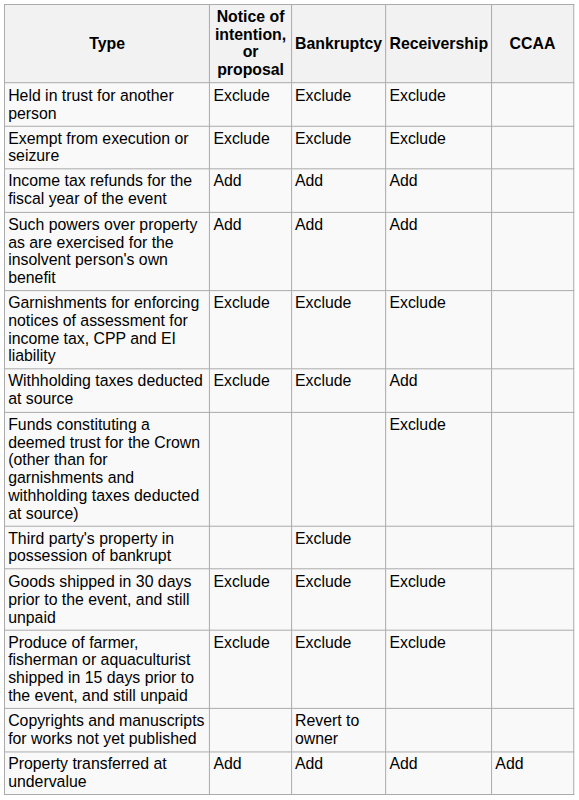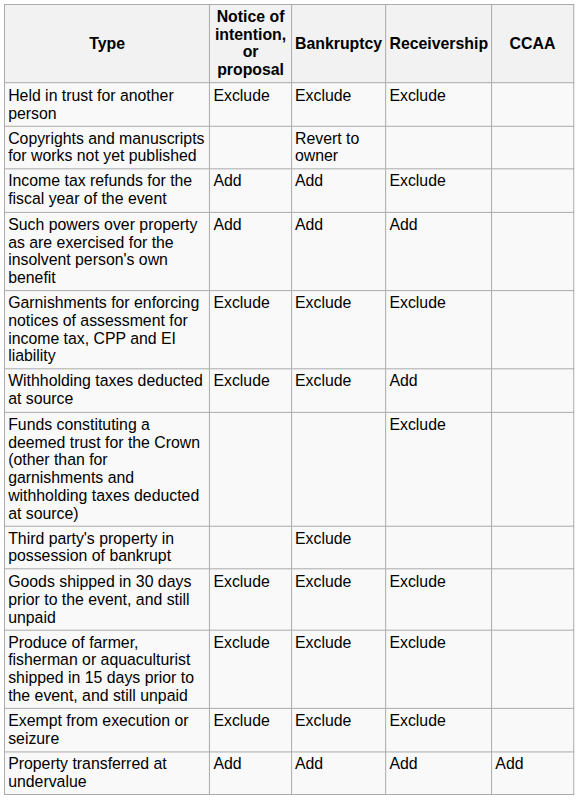rows swapped: (98, 147) <-> (106, 729)
(404, 181) Add -> (418, 181) Exclude
